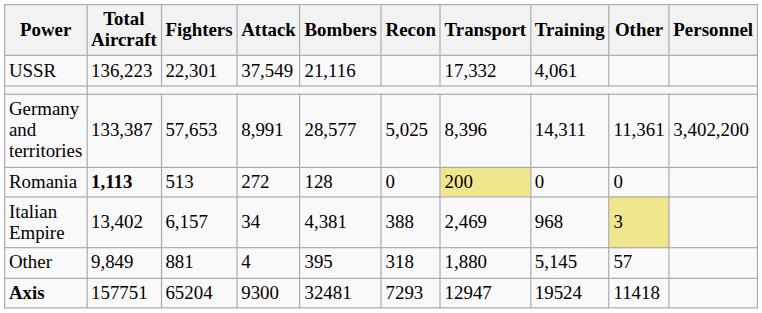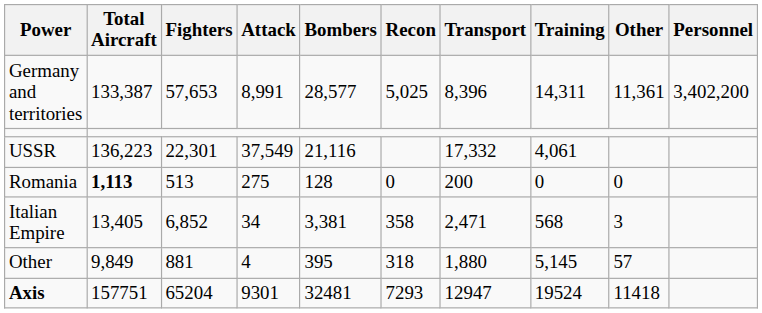rows swapped: (33, 70) <-> (46, 130)
(255, 181) 272 -> (255, 181) 275
(459, 181) khaki background -> (459, 181) no background
(117, 222) 13,402 -> (117, 222) 13,405
(187, 222) 6,157 -> (187, 222) 6,852
(326, 222) 4,381 -> (326, 222) 3,381
(400, 222) 388 -> (400, 222) 358
(466, 222) 2,469 -> (466, 222) 2,471
(549, 222) 968 -> (549, 222) 568
(618, 222) khaki background -> (618, 222) no background
(260, 292) 9300 -> (260, 292) 9301
